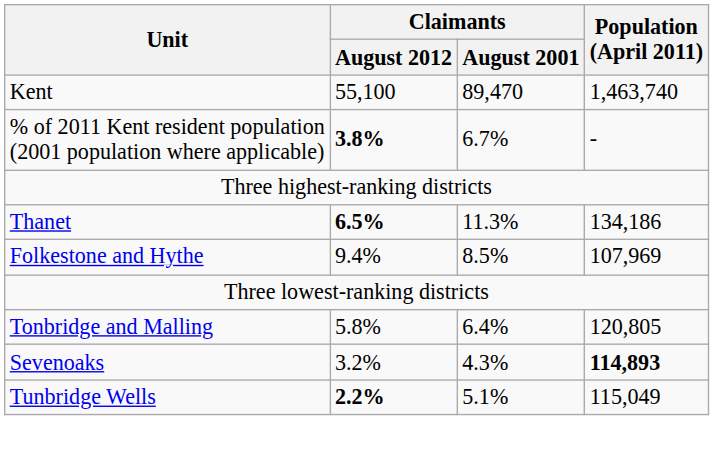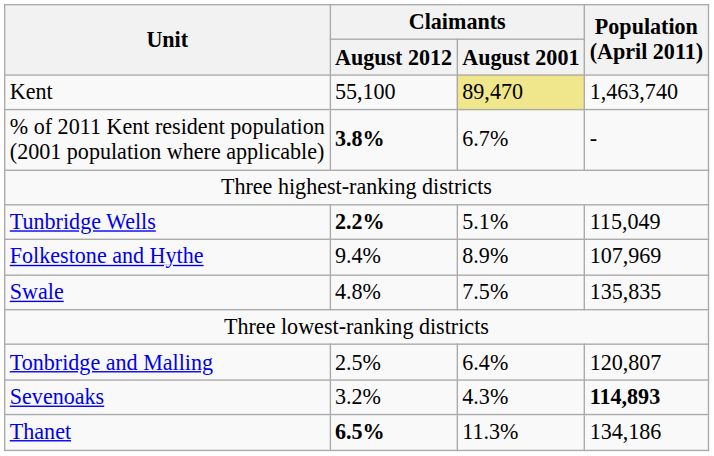(493, 92) no background -> (493, 92) khaki background
rows swapped: (40, 221) <-> (83, 397)
(485, 256) 8.5% -> (485, 256) 8.9%
+ row: (37, 291)
(358, 326) 5.8% -> (358, 362) 2.5%
(626, 326) 120,805 -> (626, 362) 120,807
